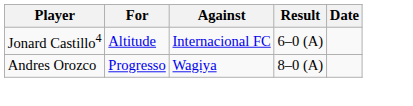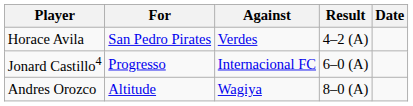+ row: (46, 39)
(132, 41) Altitude -> (137, 64) Progresso
(137, 66) Progresso -> (132, 89) Altitude
